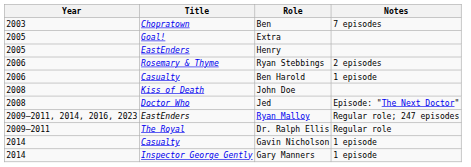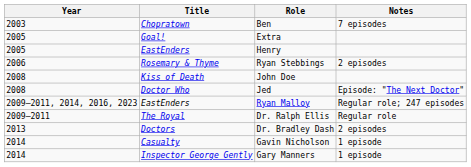- row: (281, 77)
+ row: (295, 129)
